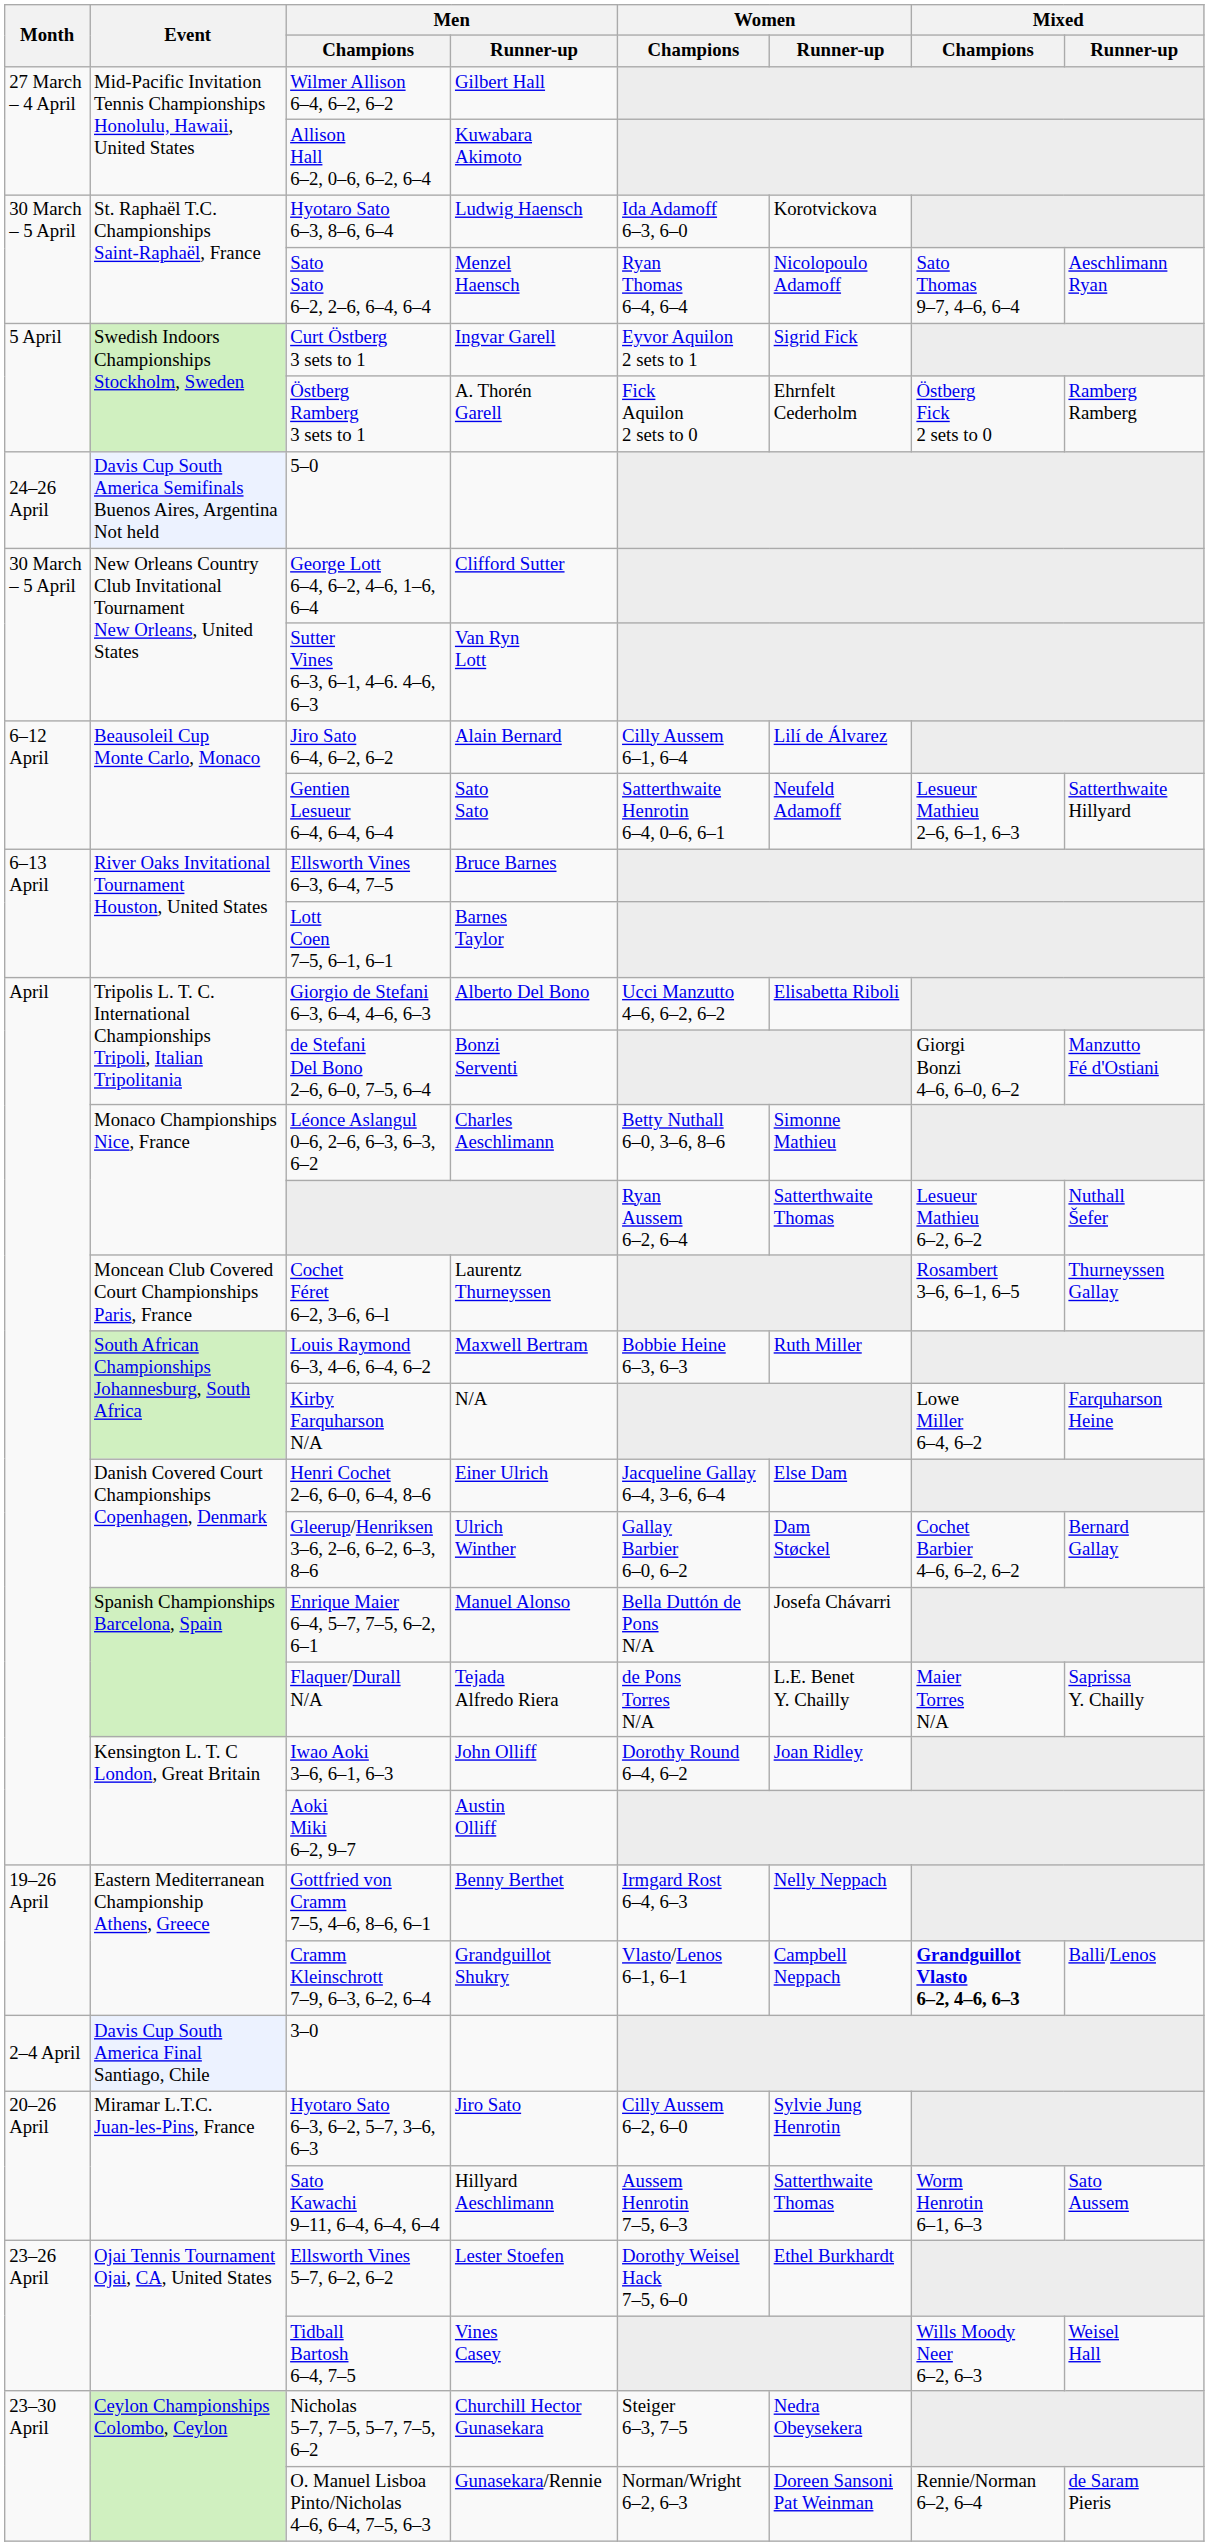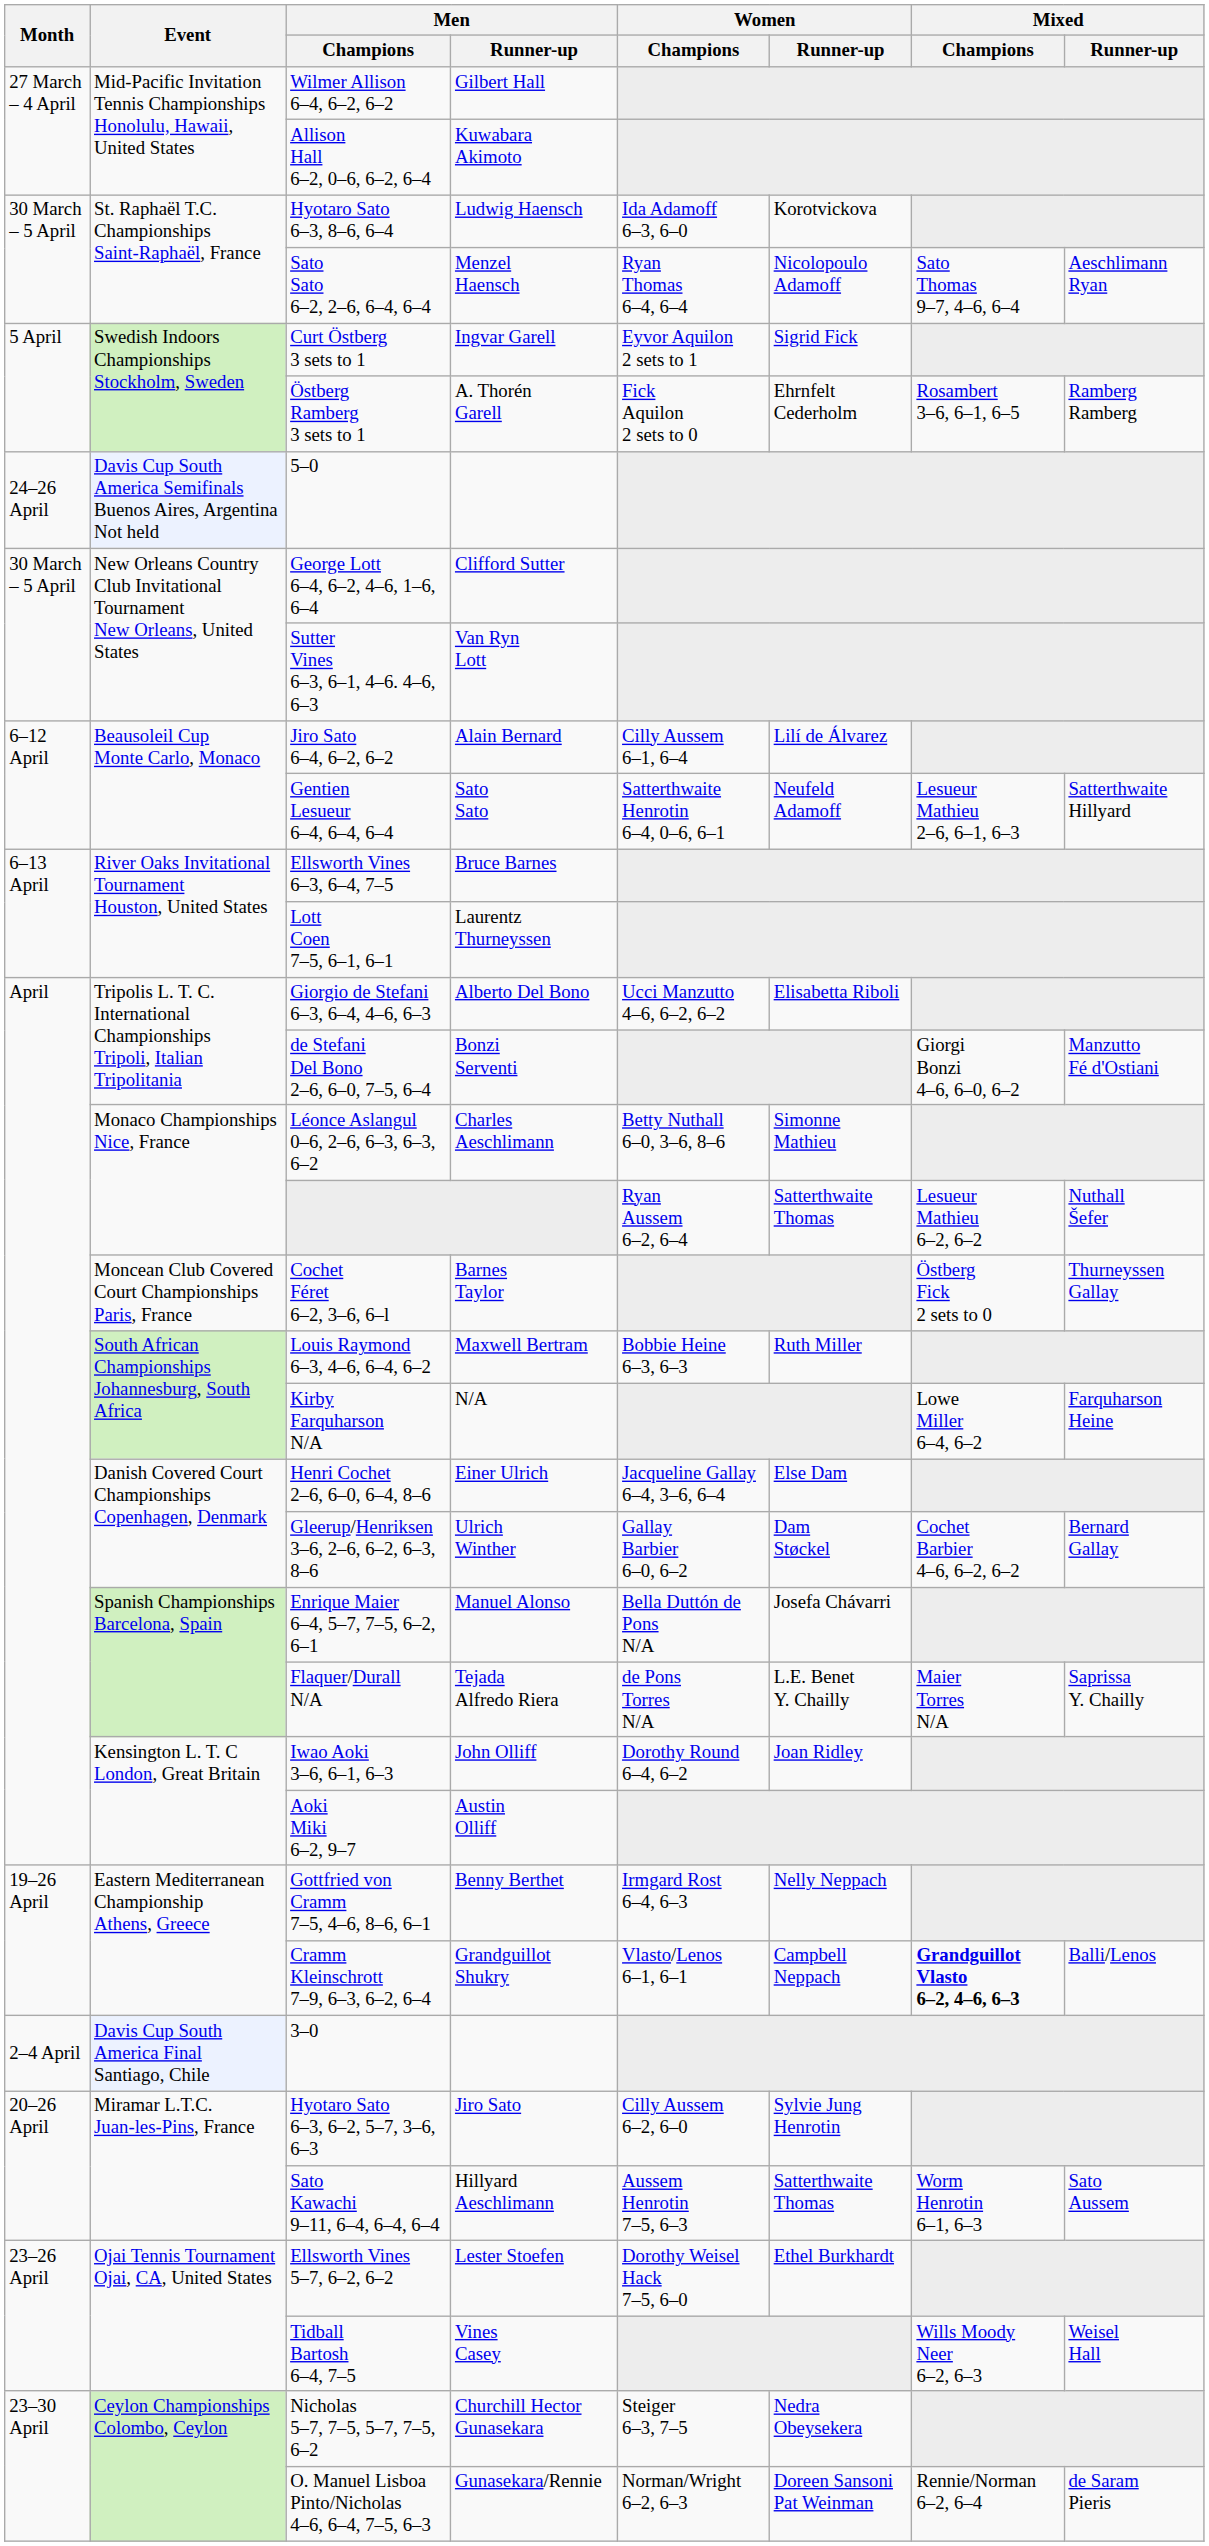(954, 412) Östberg Fick 2 sets to 0 -> (968, 401) Rosambert 3–6, 6–1, 6–5
(481, 927) Barnes Taylor -> (503, 927) Laurentz Thurneyssen
(503, 1281) Laurentz Thurneyssen -> (481, 1281) Barnes Taylor
(968, 1281) Rosambert 3–6, 6–1, 6–5 -> (954, 1292) Östberg Fick 2 sets to 0
